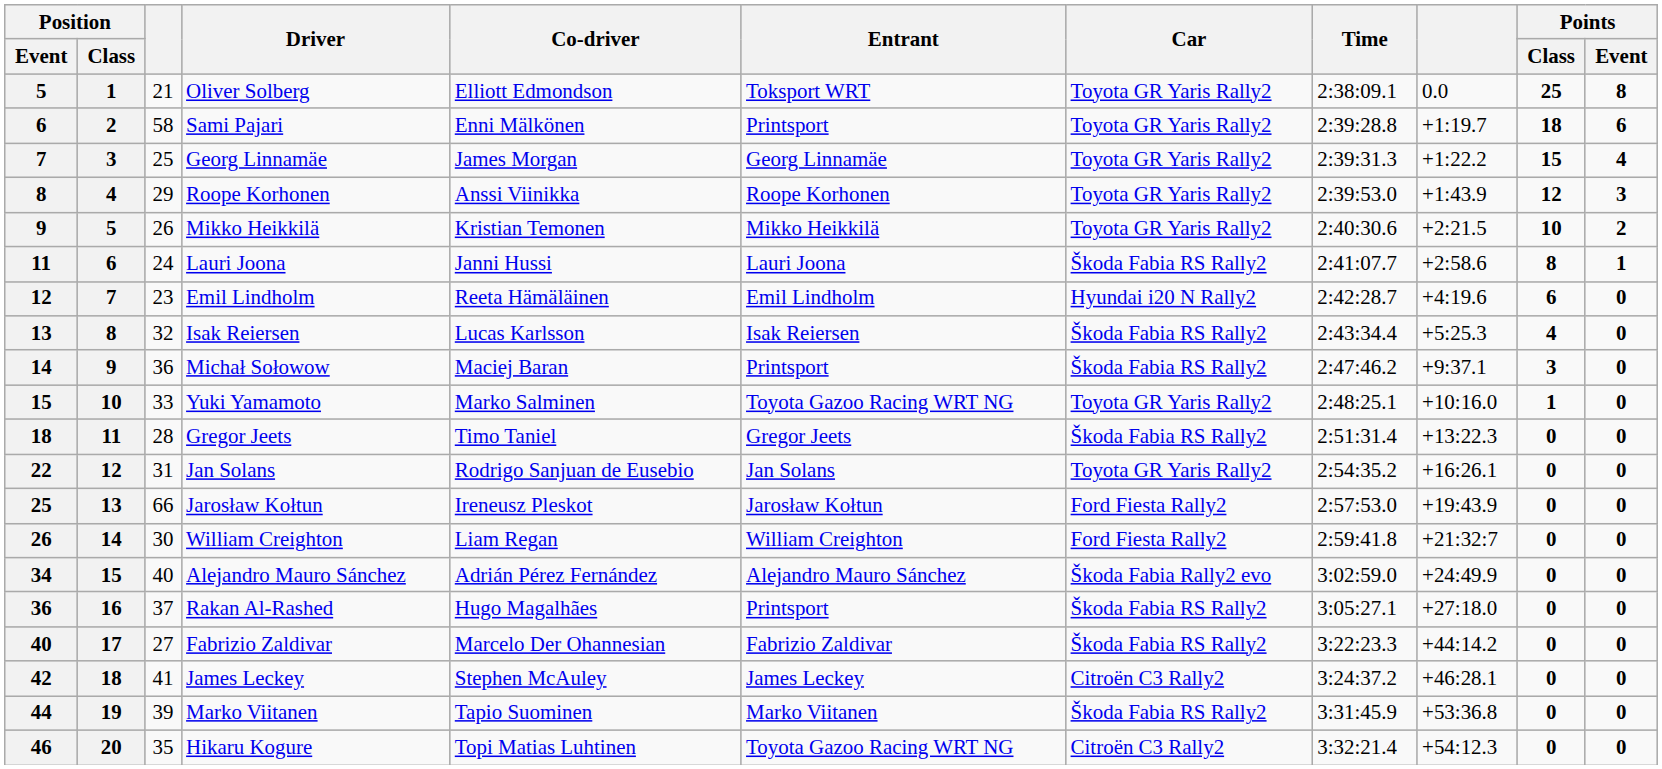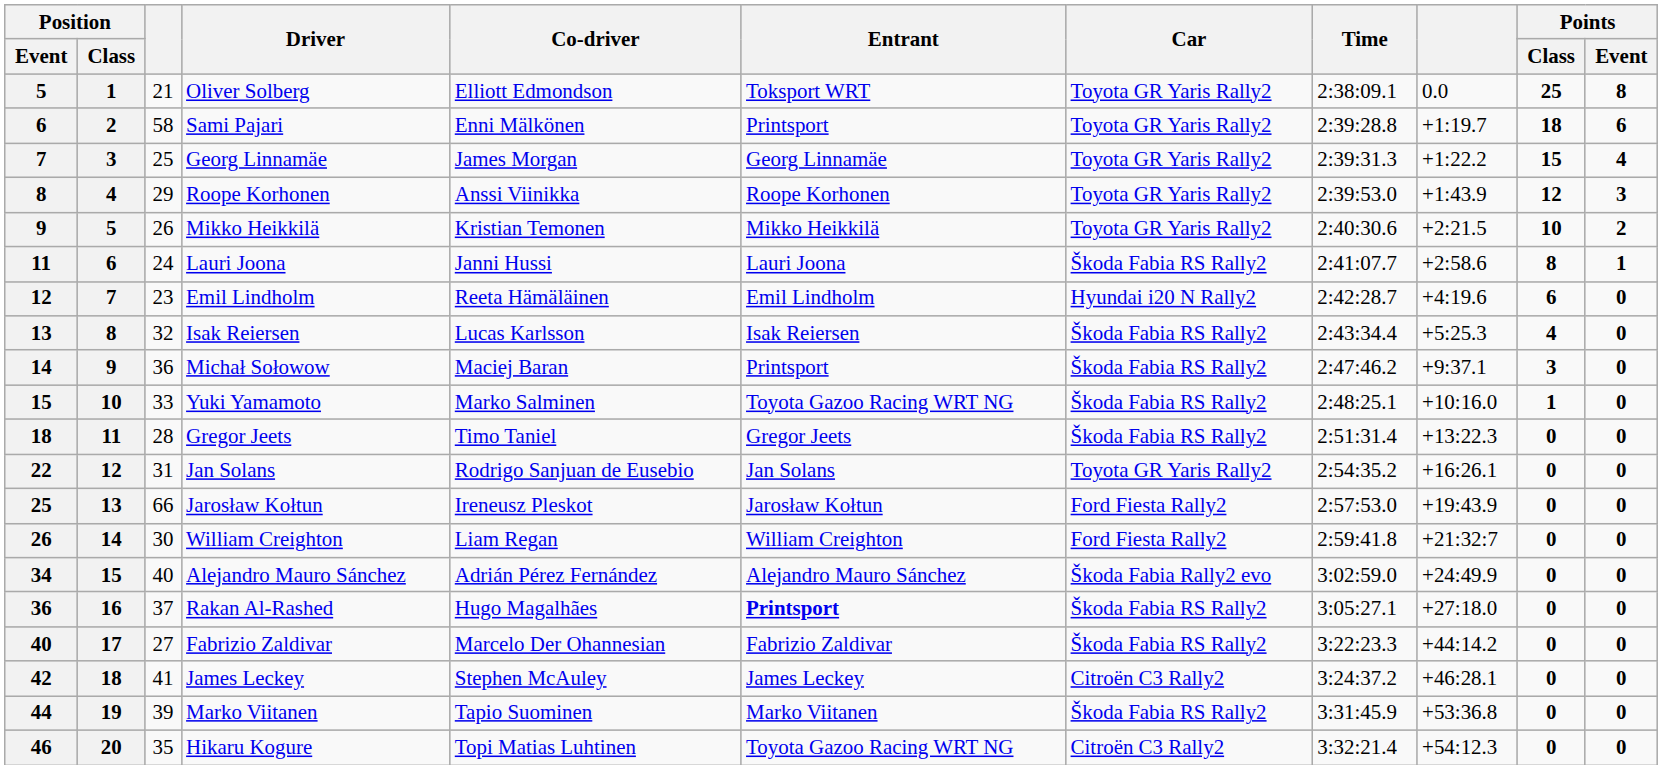(1171, 401) Toyota GR Yaris Rally2 -> (1169, 401) Škoda Fabia RS Rally2
(787, 608) normal -> (793, 608) bold
